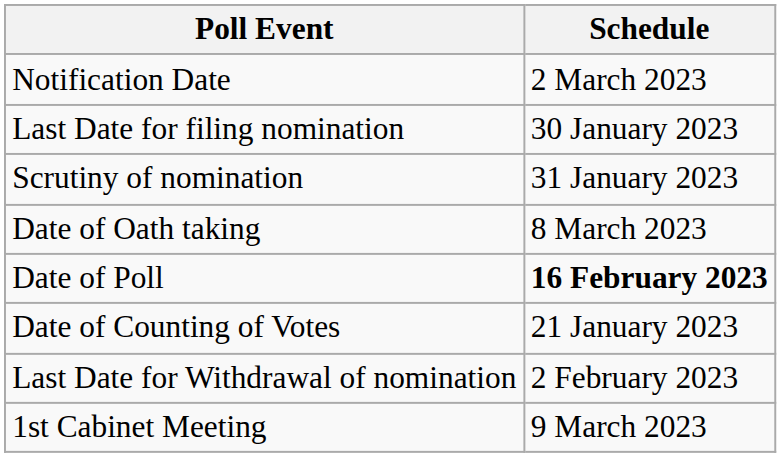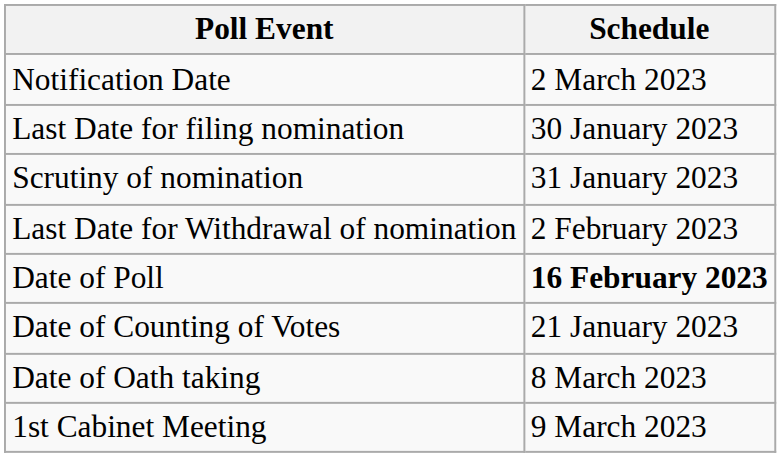rows swapped: (264, 377) <-> (136, 228)
